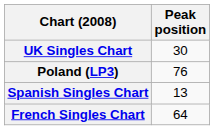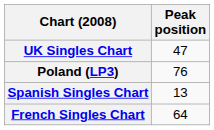(180, 51) 30 -> (180, 51) 47
